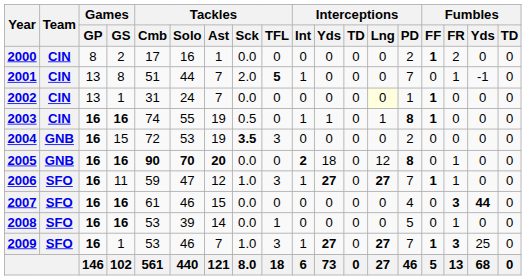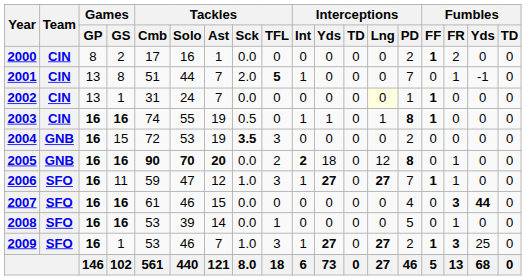(277, 160) 0 -> (277, 160) 2
(410, 243) 7 -> (410, 243) 2
